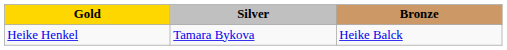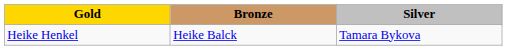columns swapped: (253, 14) <-> (419, 14)
